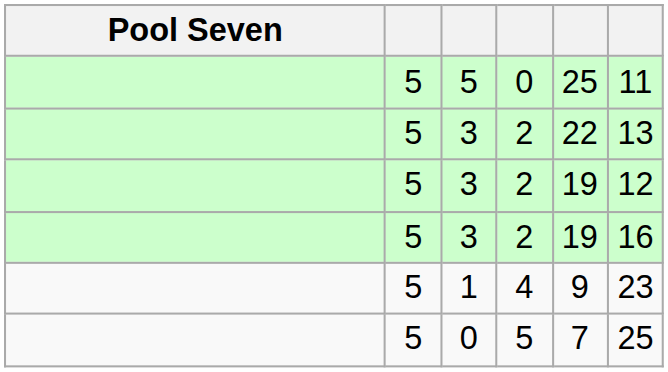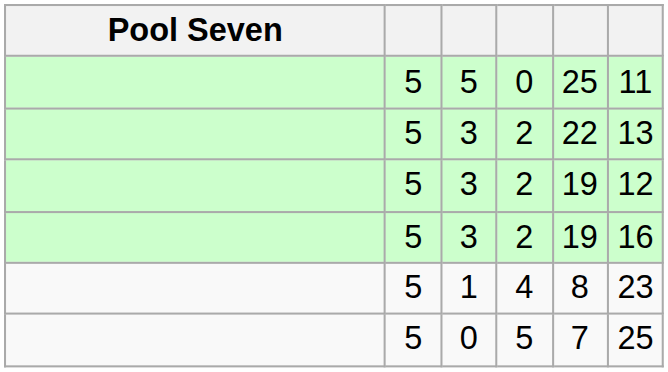(580, 287) 9 -> (580, 287) 8
